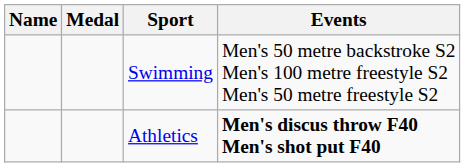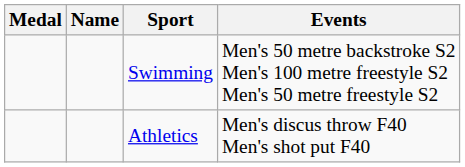columns swapped: (33, 19) <-> (93, 19)
(320, 135) bold -> (314, 135) normal
